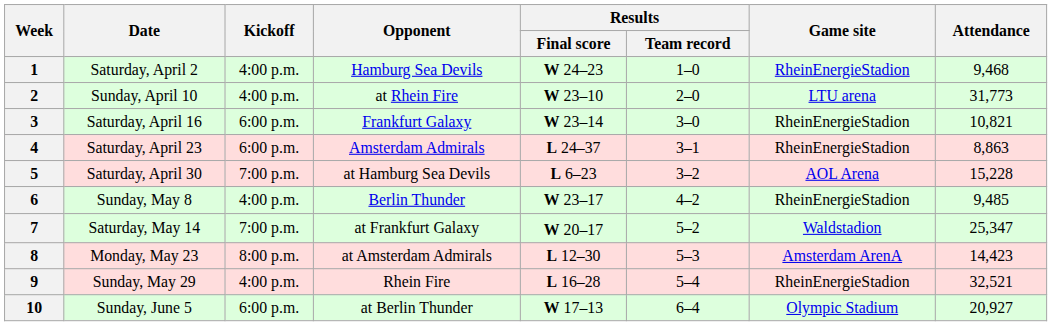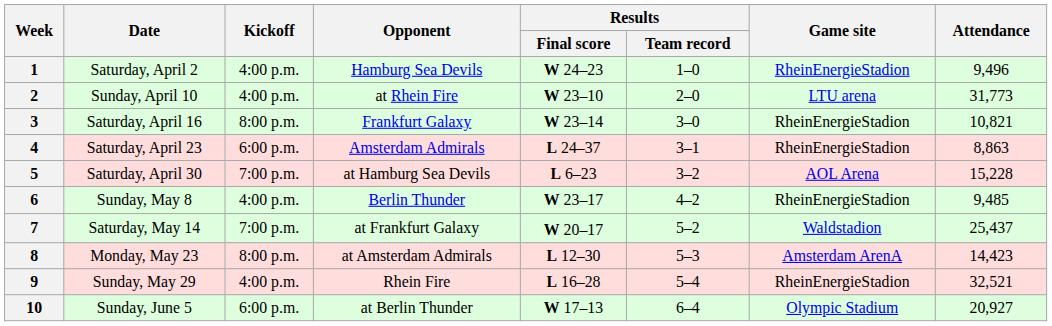(991, 69) 9,468 -> (991, 69) 9,496
(269, 121) 6:00 p.m. -> (269, 121) 8:00 p.m.
(991, 227) 25,347 -> (991, 227) 25,437
